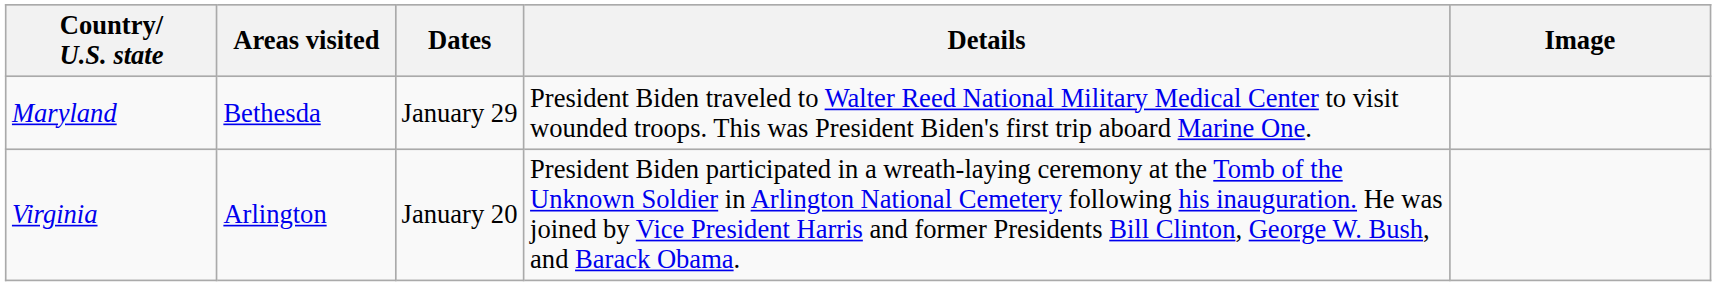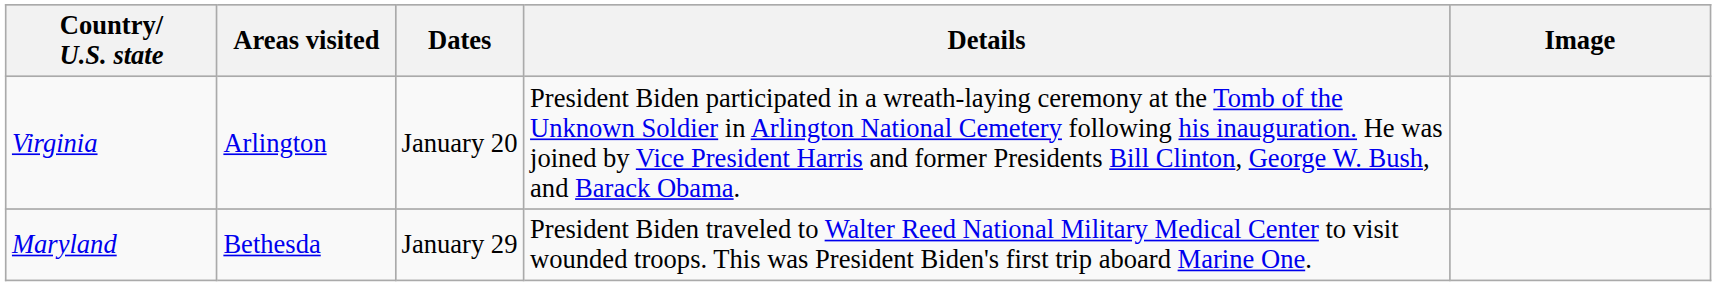rows swapped: (55, 214) <-> (64, 112)
